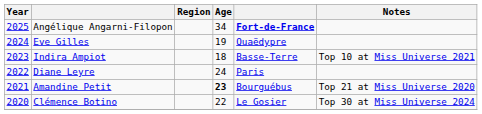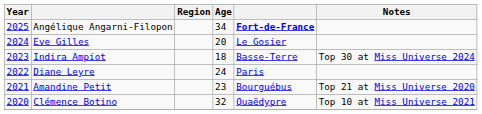(221, 42) 19 -> (221, 42) 20
(261, 42) Quaëdypre -> (261, 42) Le Gosier
(397, 57) Top 10 at Miss Universe 2021 -> (397, 57) Top 30 at Miss Universe 2024
(221, 87) bold -> (221, 87) normal
(221, 102) 22 -> (221, 102) 32
(261, 102) Le Gosier -> (261, 102) Quaëdypre
(397, 102) Top 30 at Miss Universe 2024 -> (397, 102) Top 10 at Miss Universe 2021
